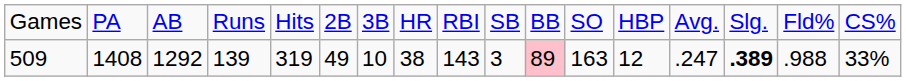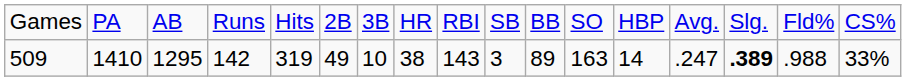(117, 57) 1408 -> (117, 57) 1410
(177, 57) 1292 -> (177, 57) 1295
(231, 57) 139 -> (231, 57) 142
(543, 57) pink background -> (543, 57) no background
(631, 57) 12 -> (631, 57) 14
